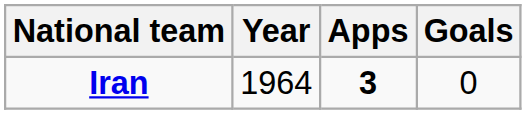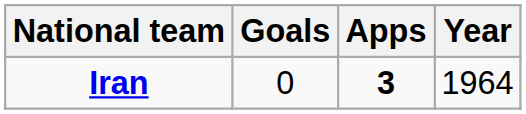columns swapped: (276, 31) <-> (469, 31)
